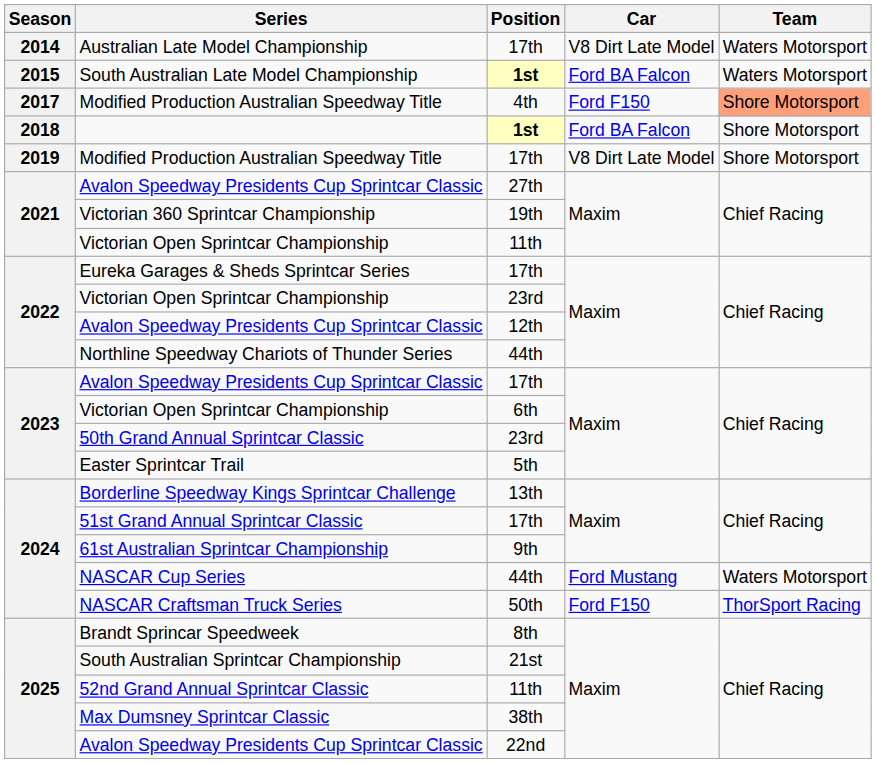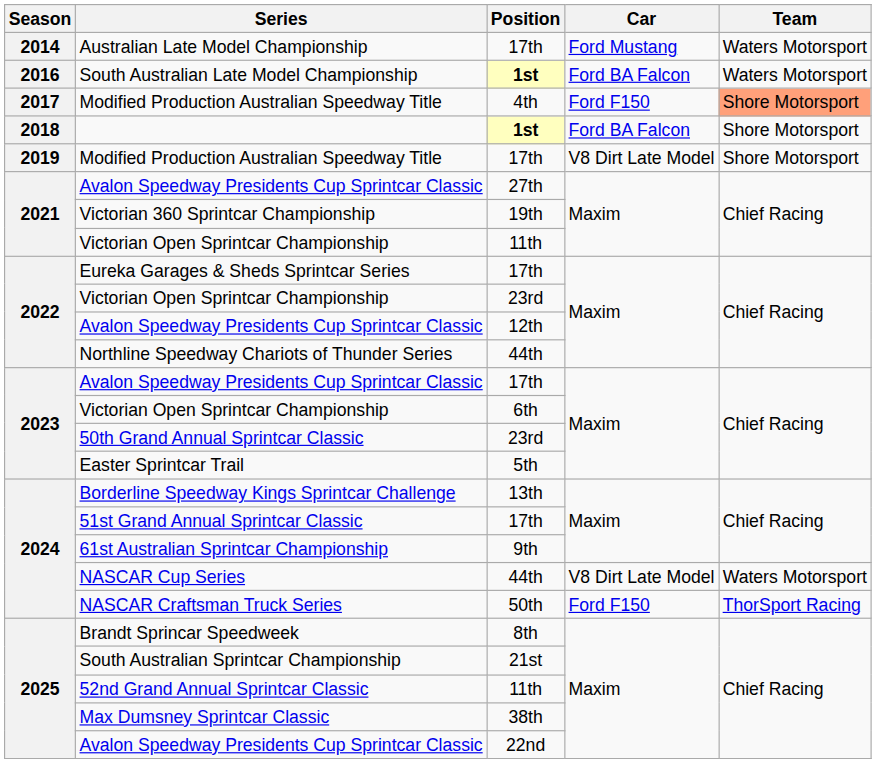(642, 47) V8 Dirt Late Model -> (623, 47) Ford Mustang
(40, 75) 2015 -> (40, 75) 2016
(623, 577) Ford Mustang -> (642, 577) V8 Dirt Late Model
